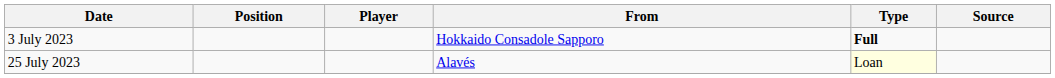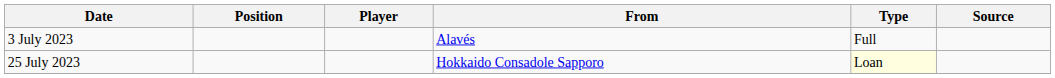(520, 39) Hokkaido Consadole Sapporo -> (456, 39) Alavés
(866, 39) bold -> (865, 39) normal
(456, 62) Alavés -> (520, 62) Hokkaido Consadole Sapporo
